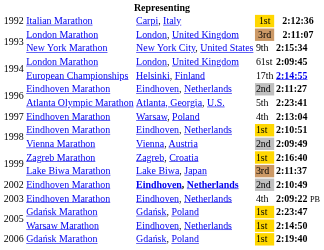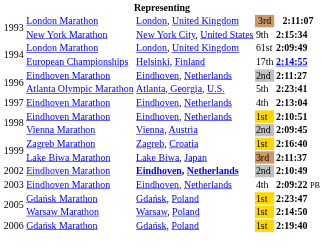- row: (14, 21)
(292, 62) 2:09:45 -> (292, 48) 2:09:49
(168, 116) Warsaw, Poland -> (184, 103) Eindhoven, Netherlands
(292, 144) 2:09:49 -> (292, 130) 2:09:45
(184, 225) Eindhoven, Netherlands -> (168, 212) Warsaw, Poland
